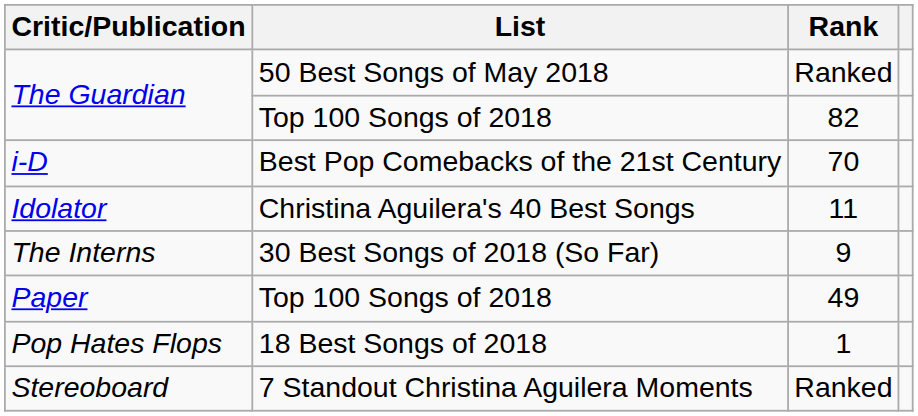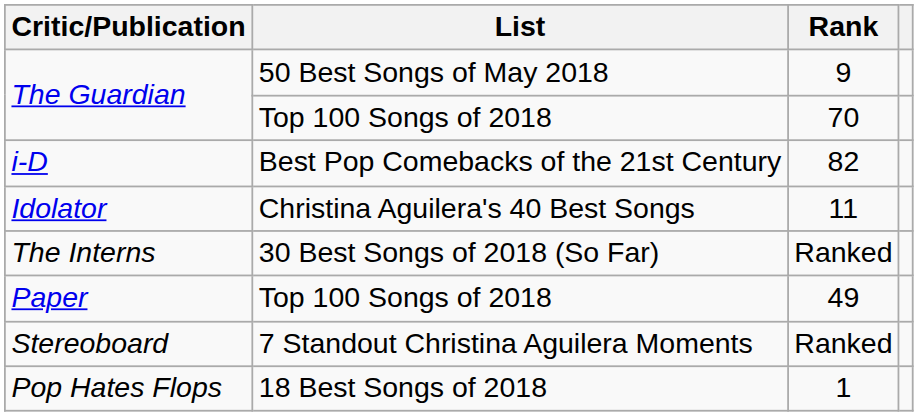(843, 72) Ranked -> (843, 72) 9
(843, 117) 82 -> (843, 117) 70
(843, 162) 70 -> (843, 162) 82
(843, 252) 9 -> (843, 252) Ranked
rows swapped: (117, 343) <-> (90, 388)
